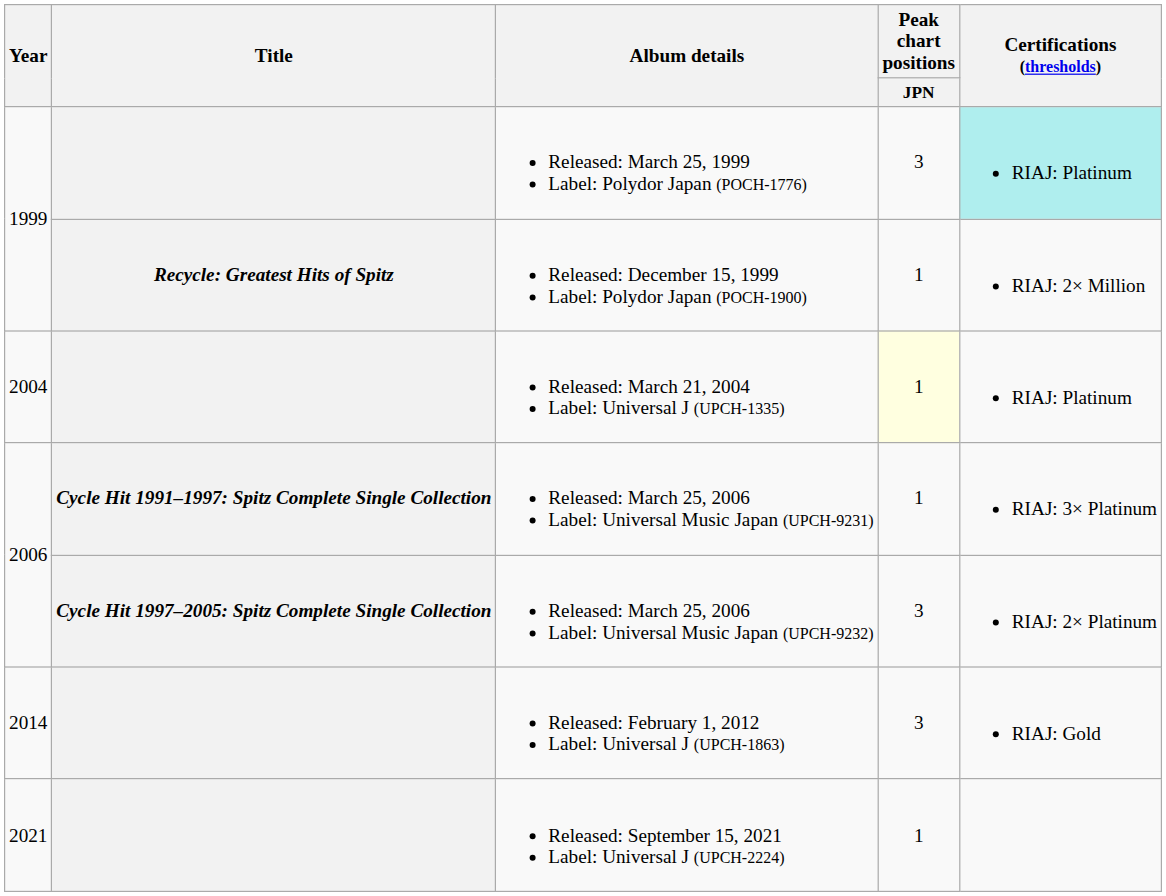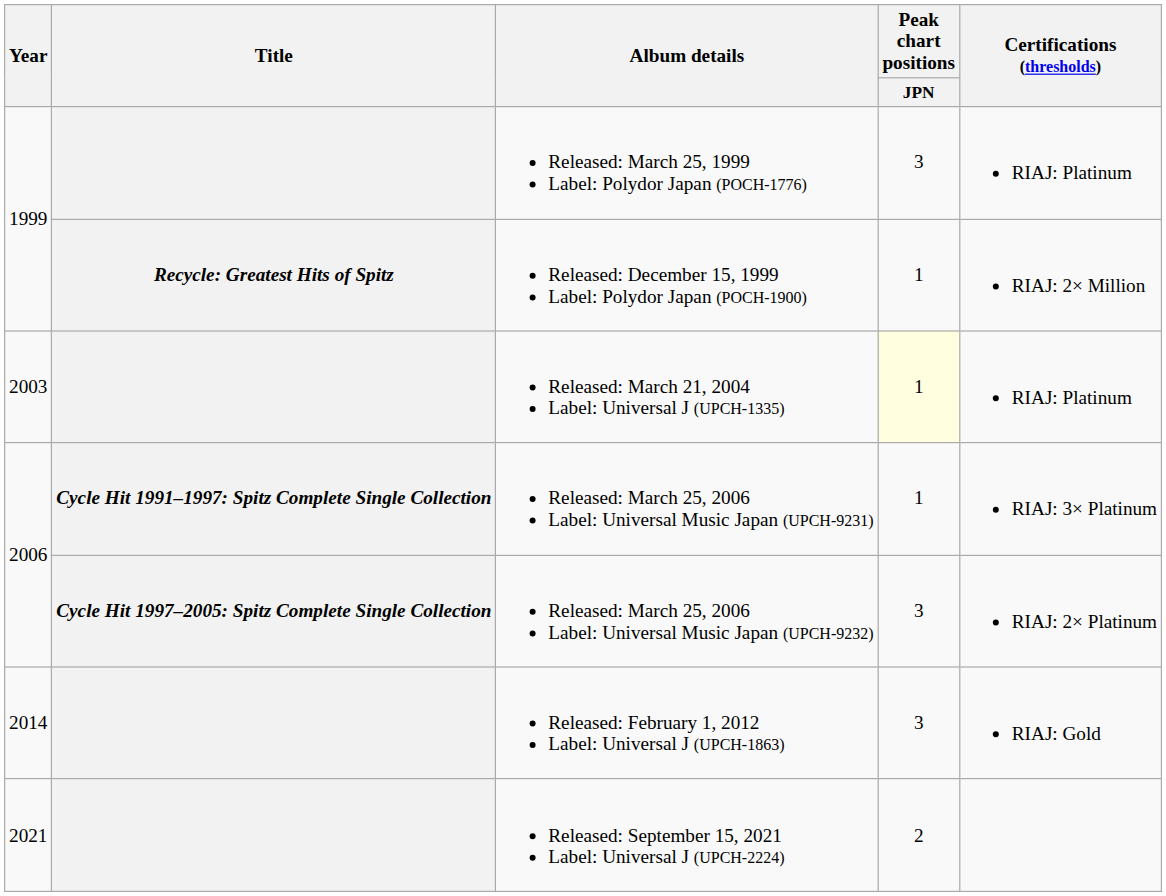(1060, 174) paleturquoise background -> (1060, 174) no background
(28, 386) 2004 -> (28, 386) 2003
(919, 834) 1 -> (919, 834) 2
